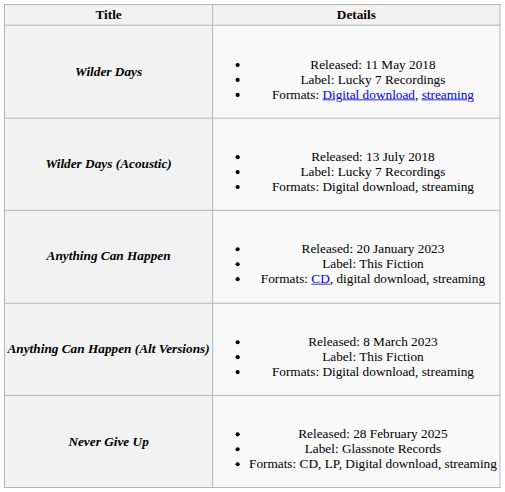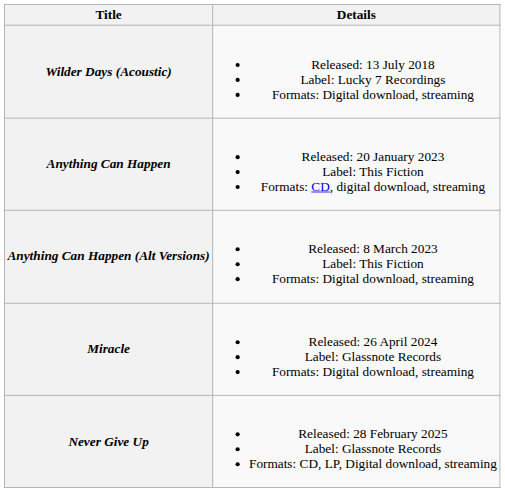- row: (109, 71)
+ row: (109, 349)
